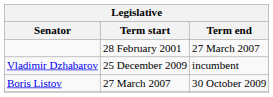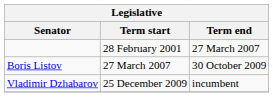rows swapped: (34, 83) <-> (52, 65)
